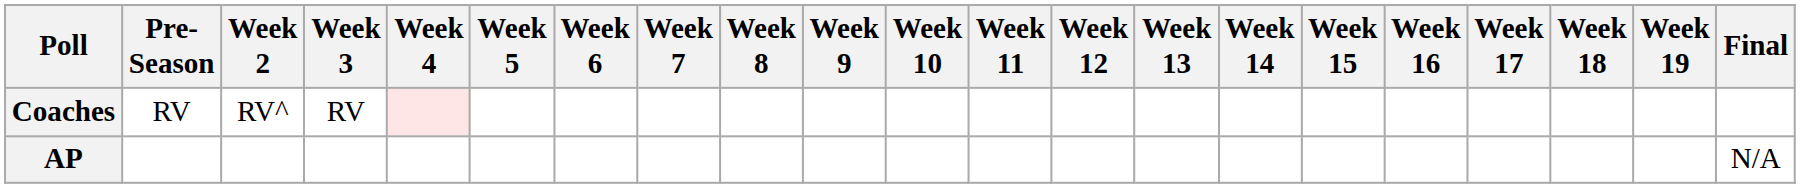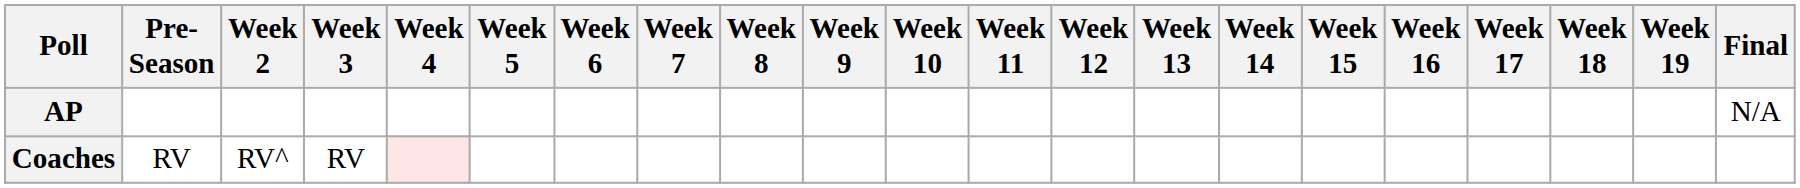rows swapped: (63, 159) <-> (64, 111)
